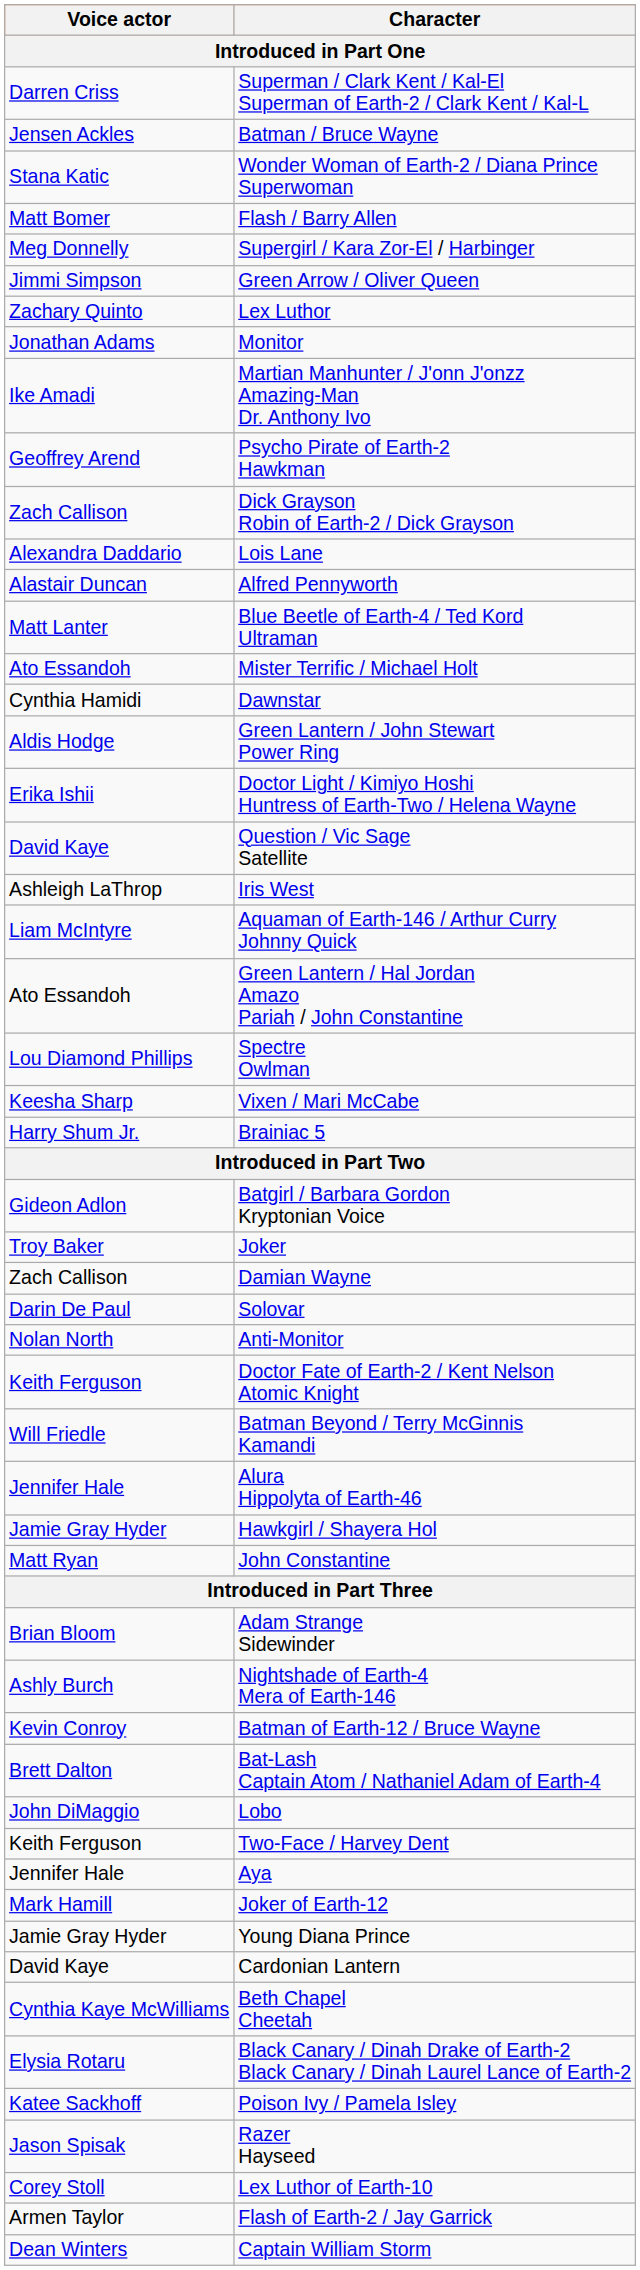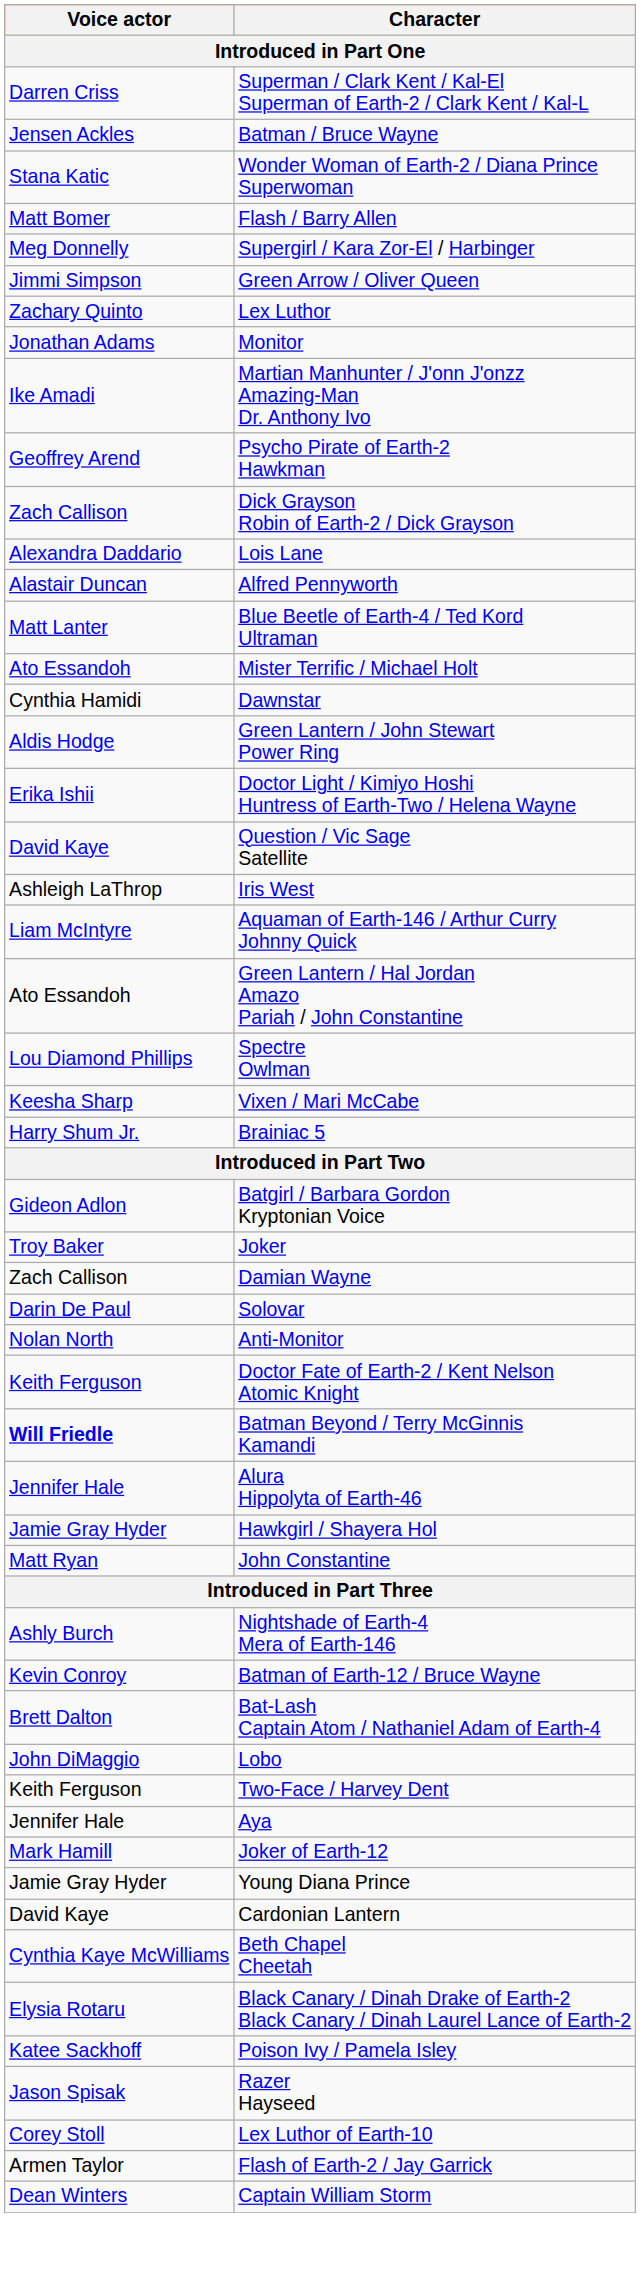(57, 1434) normal -> (61, 1434) bold
- row: (301, 1633)
